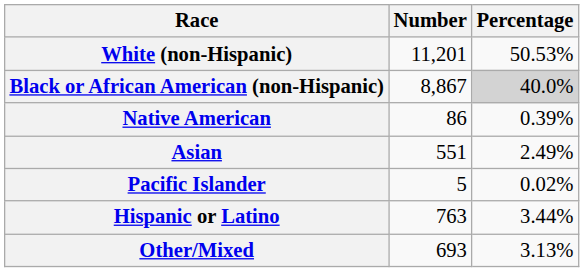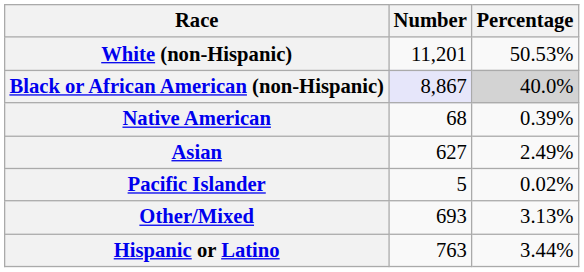(444, 86) no background -> (444, 86) lavender background
(457, 119) 86 -> (457, 119) 68
(451, 151) 551 -> (451, 151) 627
rows swapped: (197, 250) <-> (197, 217)
